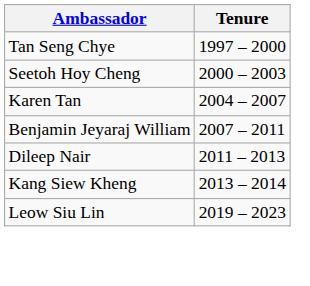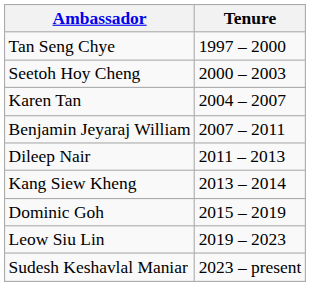+ row: (56, 211)
+ row: (98, 267)
